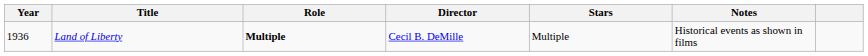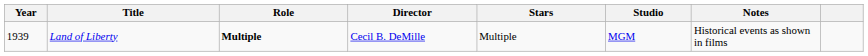+ column: (648, 13)
(18, 36) 1936 -> (18, 36) 1939
